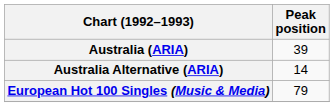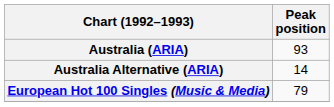(301, 49) 39 -> (301, 49) 93
